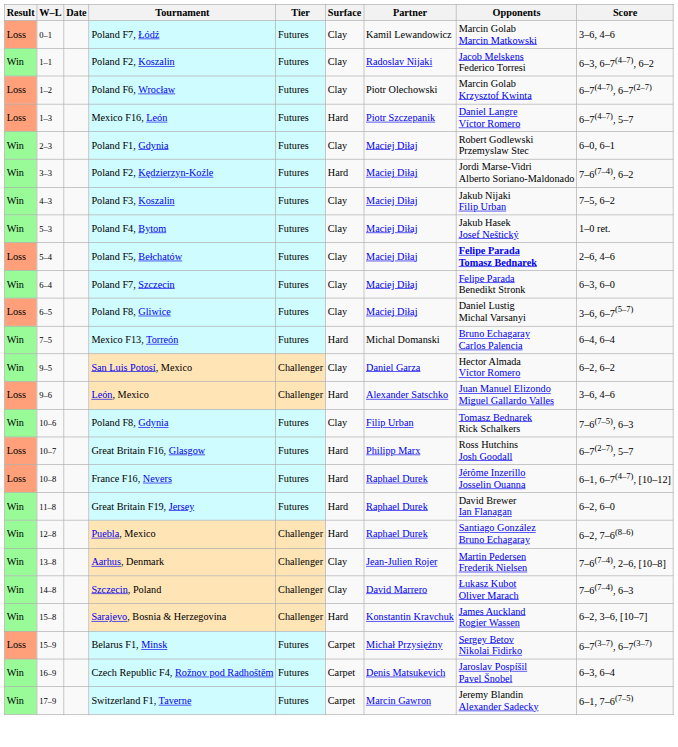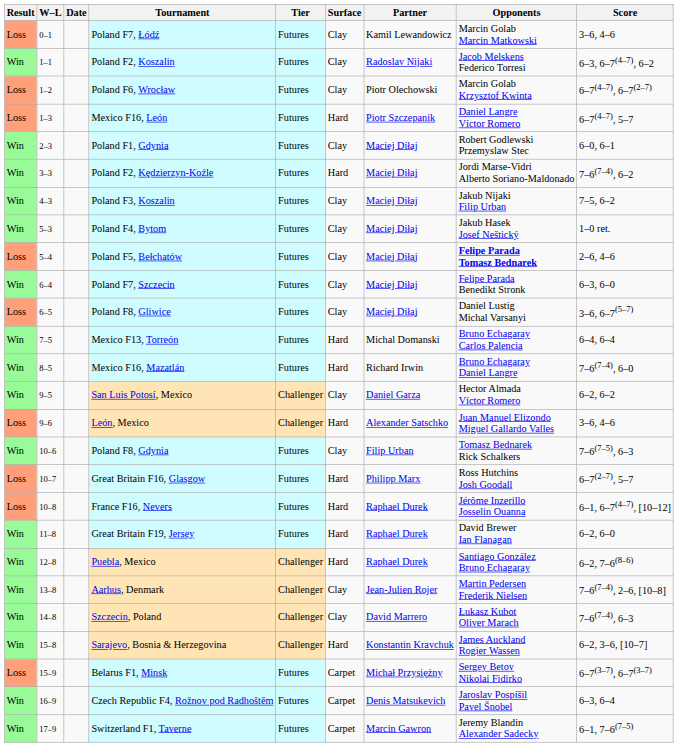+ row: (138, 367)
